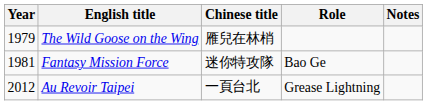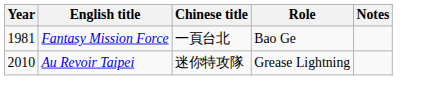- row: (120, 38)
(239, 62) 迷你特攻隊 -> (202, 38) 一頁台北
(21, 87) 2012 -> (21, 62) 2010
(232, 86) 一頁台北 -> (209, 62) 迷你特攻隊
